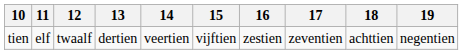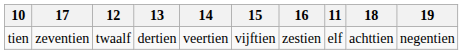columns swapped: (43, 15) <-> (315, 15)
